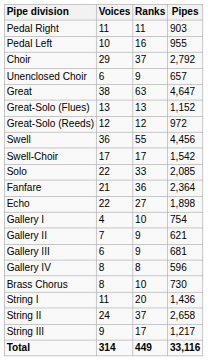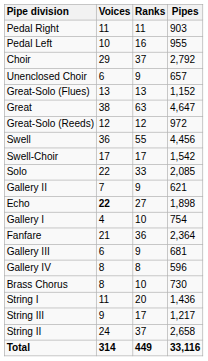rows swapped: (19, 92) <-> (48, 108)
rows swapped: (24, 188) <-> (27, 236)
(104, 204) normal -> (104, 204) bold
rows swapped: (24, 316) <-> (25, 332)
